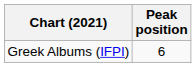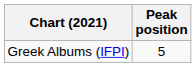(162, 51) 6 -> (162, 51) 5
